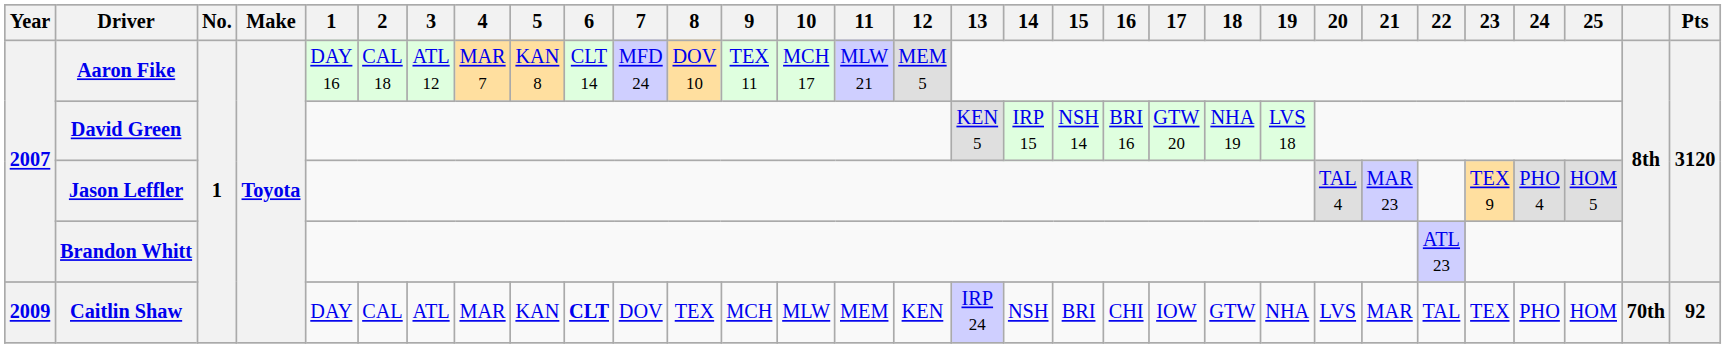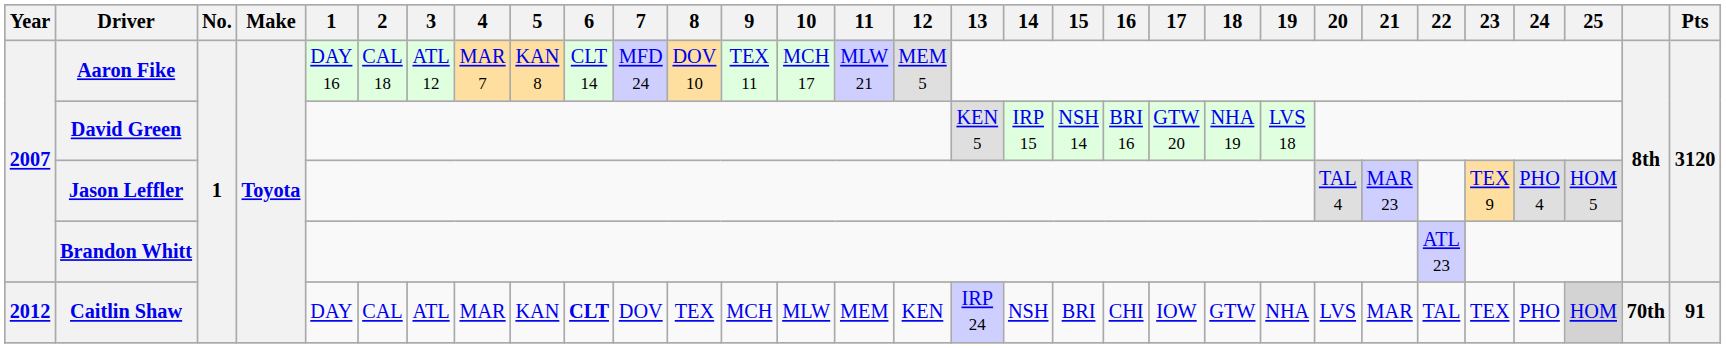(30, 311) 2009 -> (30, 311) 2012
(1593, 311) no background -> (1593, 311) lightgrey background
(1695, 311) 92 -> (1695, 311) 91
